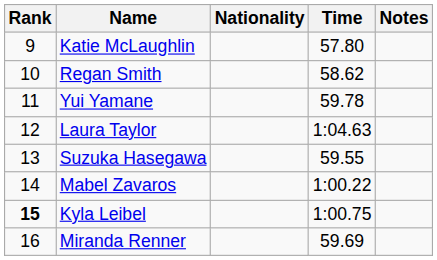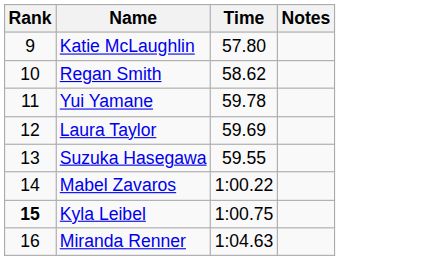- column: (260, 18)
(342, 130) 1:04.63 -> (244, 130) 59.69
(342, 241) 59.69 -> (244, 241) 1:04.63
